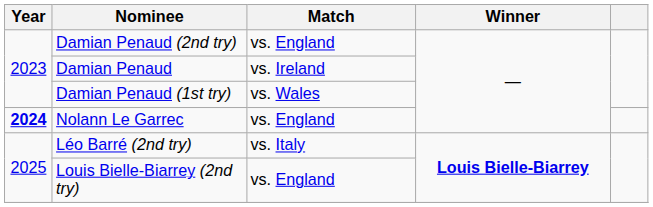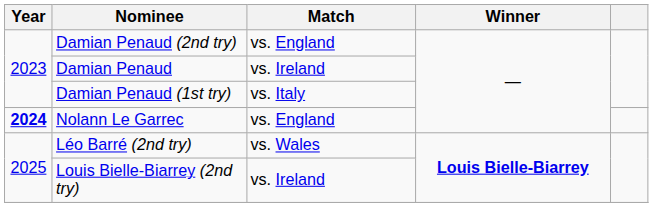(285, 94) vs. Wales -> (278, 94) vs. Italy
(278, 145) vs. Italy -> (285, 145) vs. Wales
(293, 180) vs. England -> (288, 180) vs. Ireland
